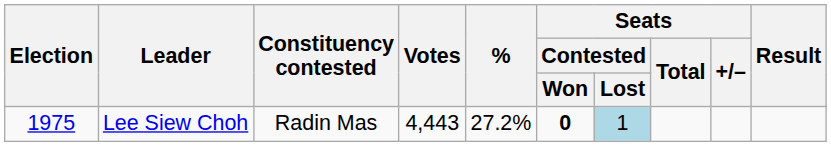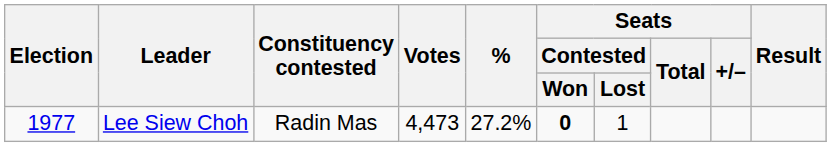(51, 123) 1975 -> (51, 123) 1977
(432, 123) 4,443 -> (432, 123) 4,473
(623, 123) lightblue background -> (623, 123) no background
